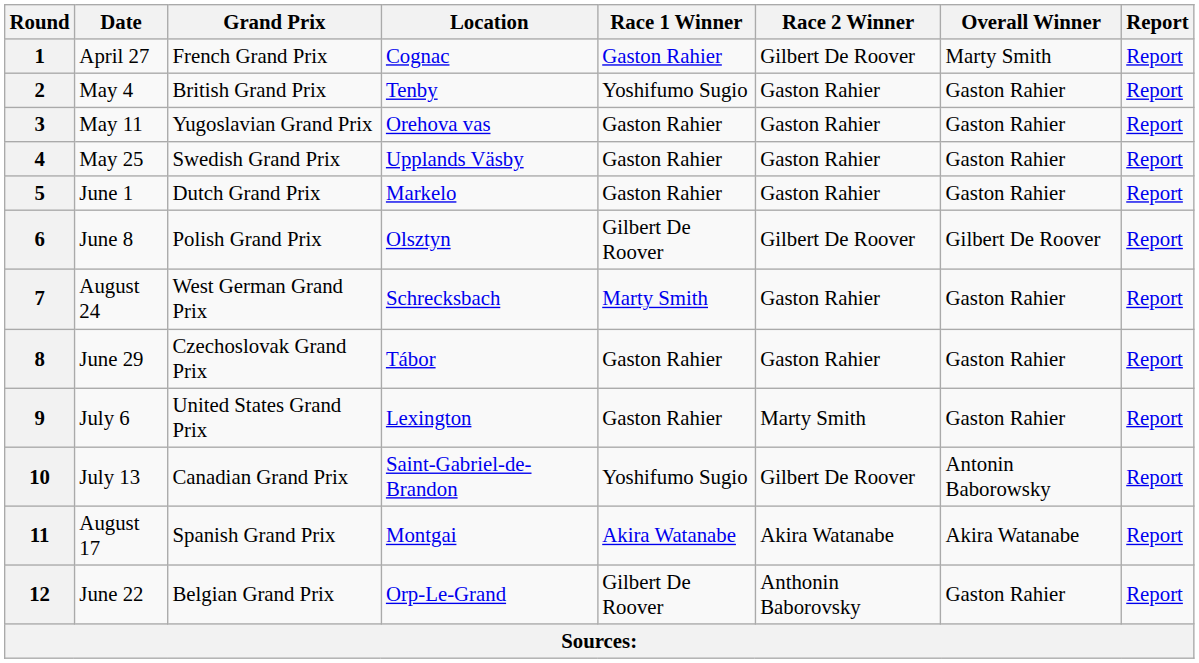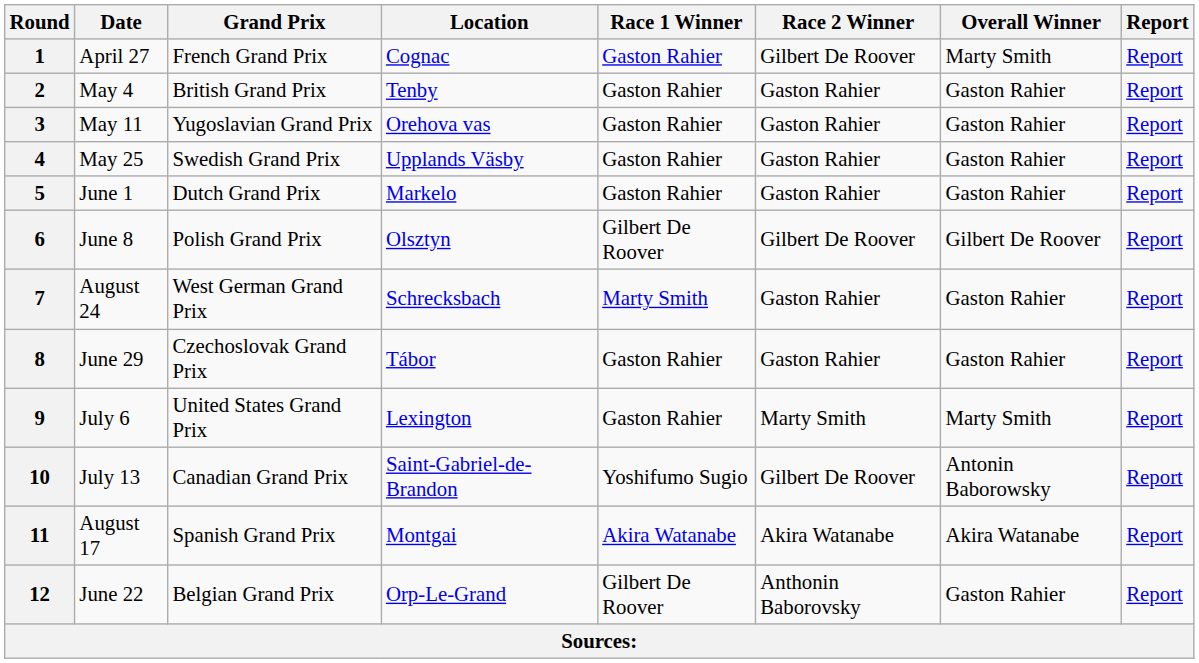(675, 90) Yoshifumo Sugio -> (662, 90) Gaston Rahier
(1005, 417) Gaston Rahier -> (998, 417) Marty Smith
